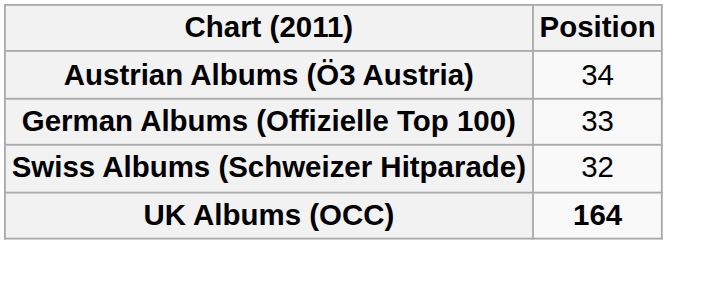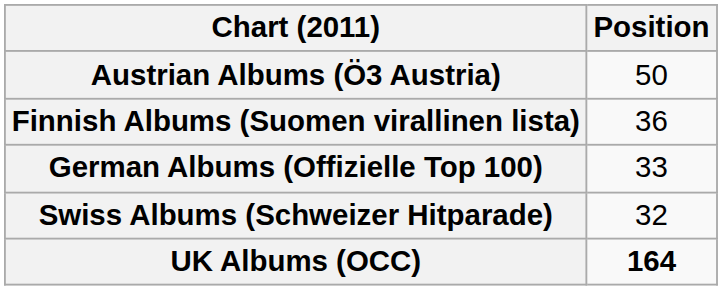(598, 74) 34 -> (651, 74) 50
+ row: (296, 121)
